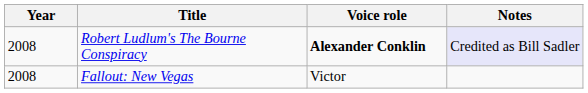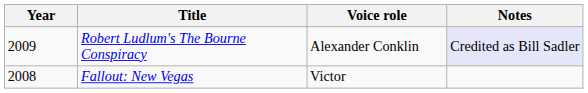(22, 46) 2008 -> (22, 46) 2009
(368, 46) bold -> (364, 46) normal
